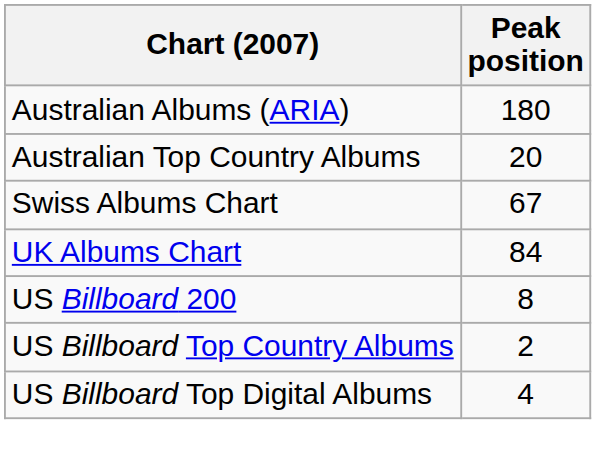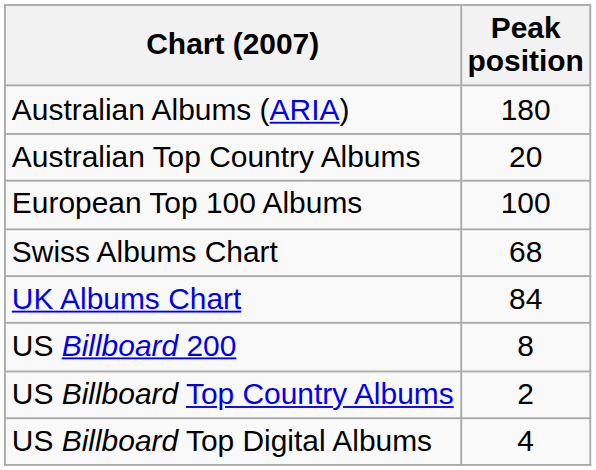+ row: (187, 204)
(526, 204) 67 -> (526, 251) 68
